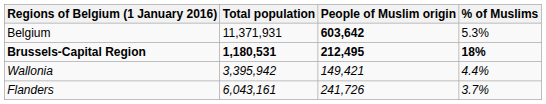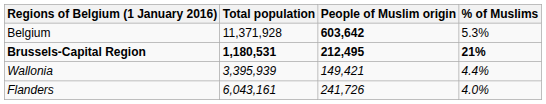(252, 33) 11,371,931 -> (252, 33) 11,371,928
(474, 52) 18% -> (474, 52) 21%
(249, 71) 3,395,942 -> (249, 71) 3,395,939
(475, 90) 3.7% -> (475, 90) 4.0%
